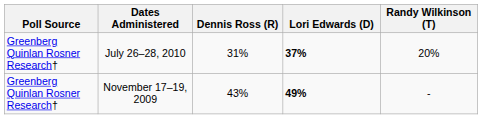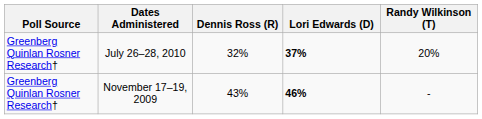(238, 53) 31% -> (238, 53) 32%
(296, 93) 49% -> (296, 93) 46%
